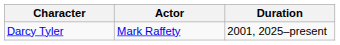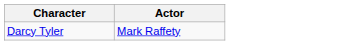- column: (280, 13)
